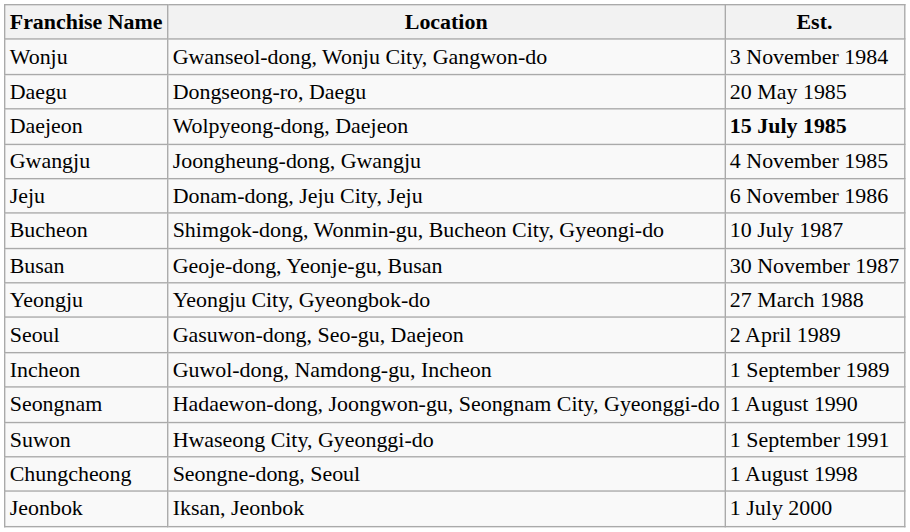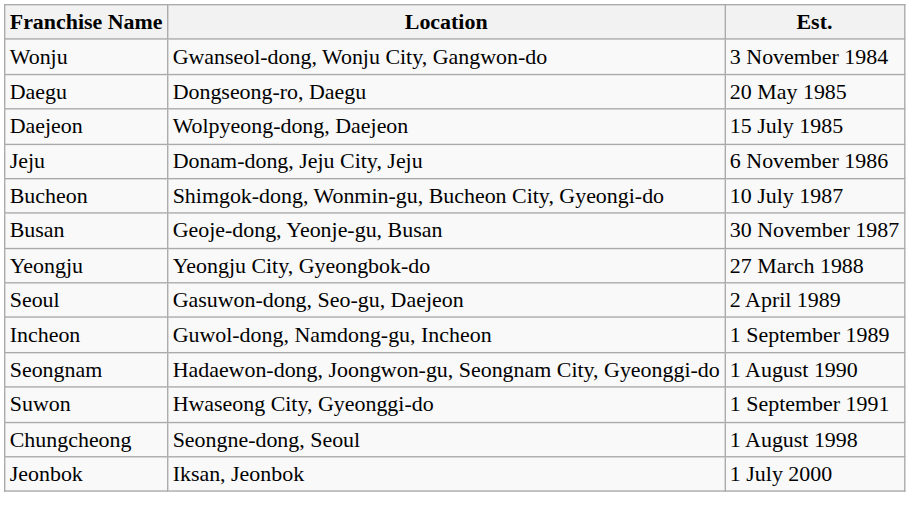(788, 126) bold -> (786, 126) normal
- row: (50, 160)
